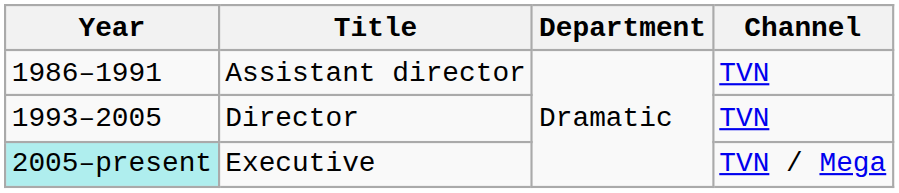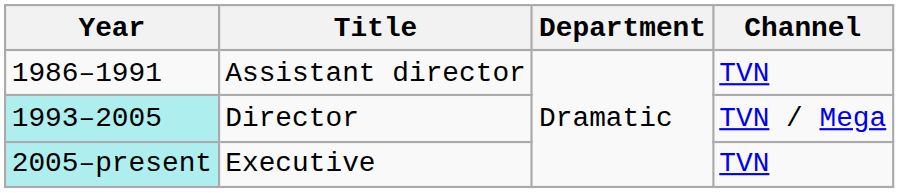(87, 118) no background -> (87, 118) paleturquoise background
(744, 118) TVN -> (803, 118) TVN / Mega
(803, 164) TVN / Mega -> (744, 164) TVN
